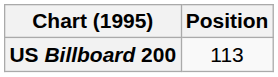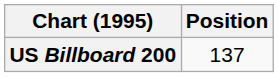(227, 54) 113 -> (227, 54) 137
